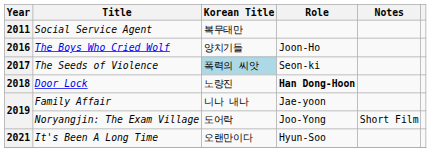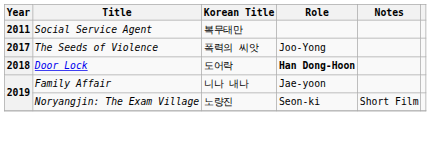- row: (102, 47)
(231, 65) lightblue background -> (231, 47) no background
(299, 66) Seon-ki -> (302, 47) Joo-Yong
(218, 83) 노량진 -> (218, 65) 도어락
(218, 120) 도어락 -> (218, 102) 노량진
(302, 120) Joo-Yong -> (299, 102) Seon-ki
- row: (96, 138)
